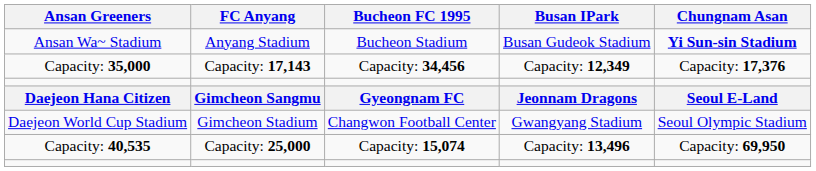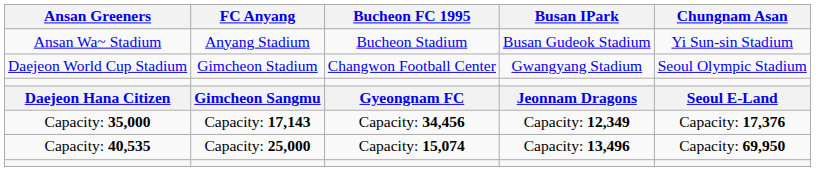(732, 41) bold -> (732, 41) normal
rows swapped: (98, 66) <-> (98, 122)
